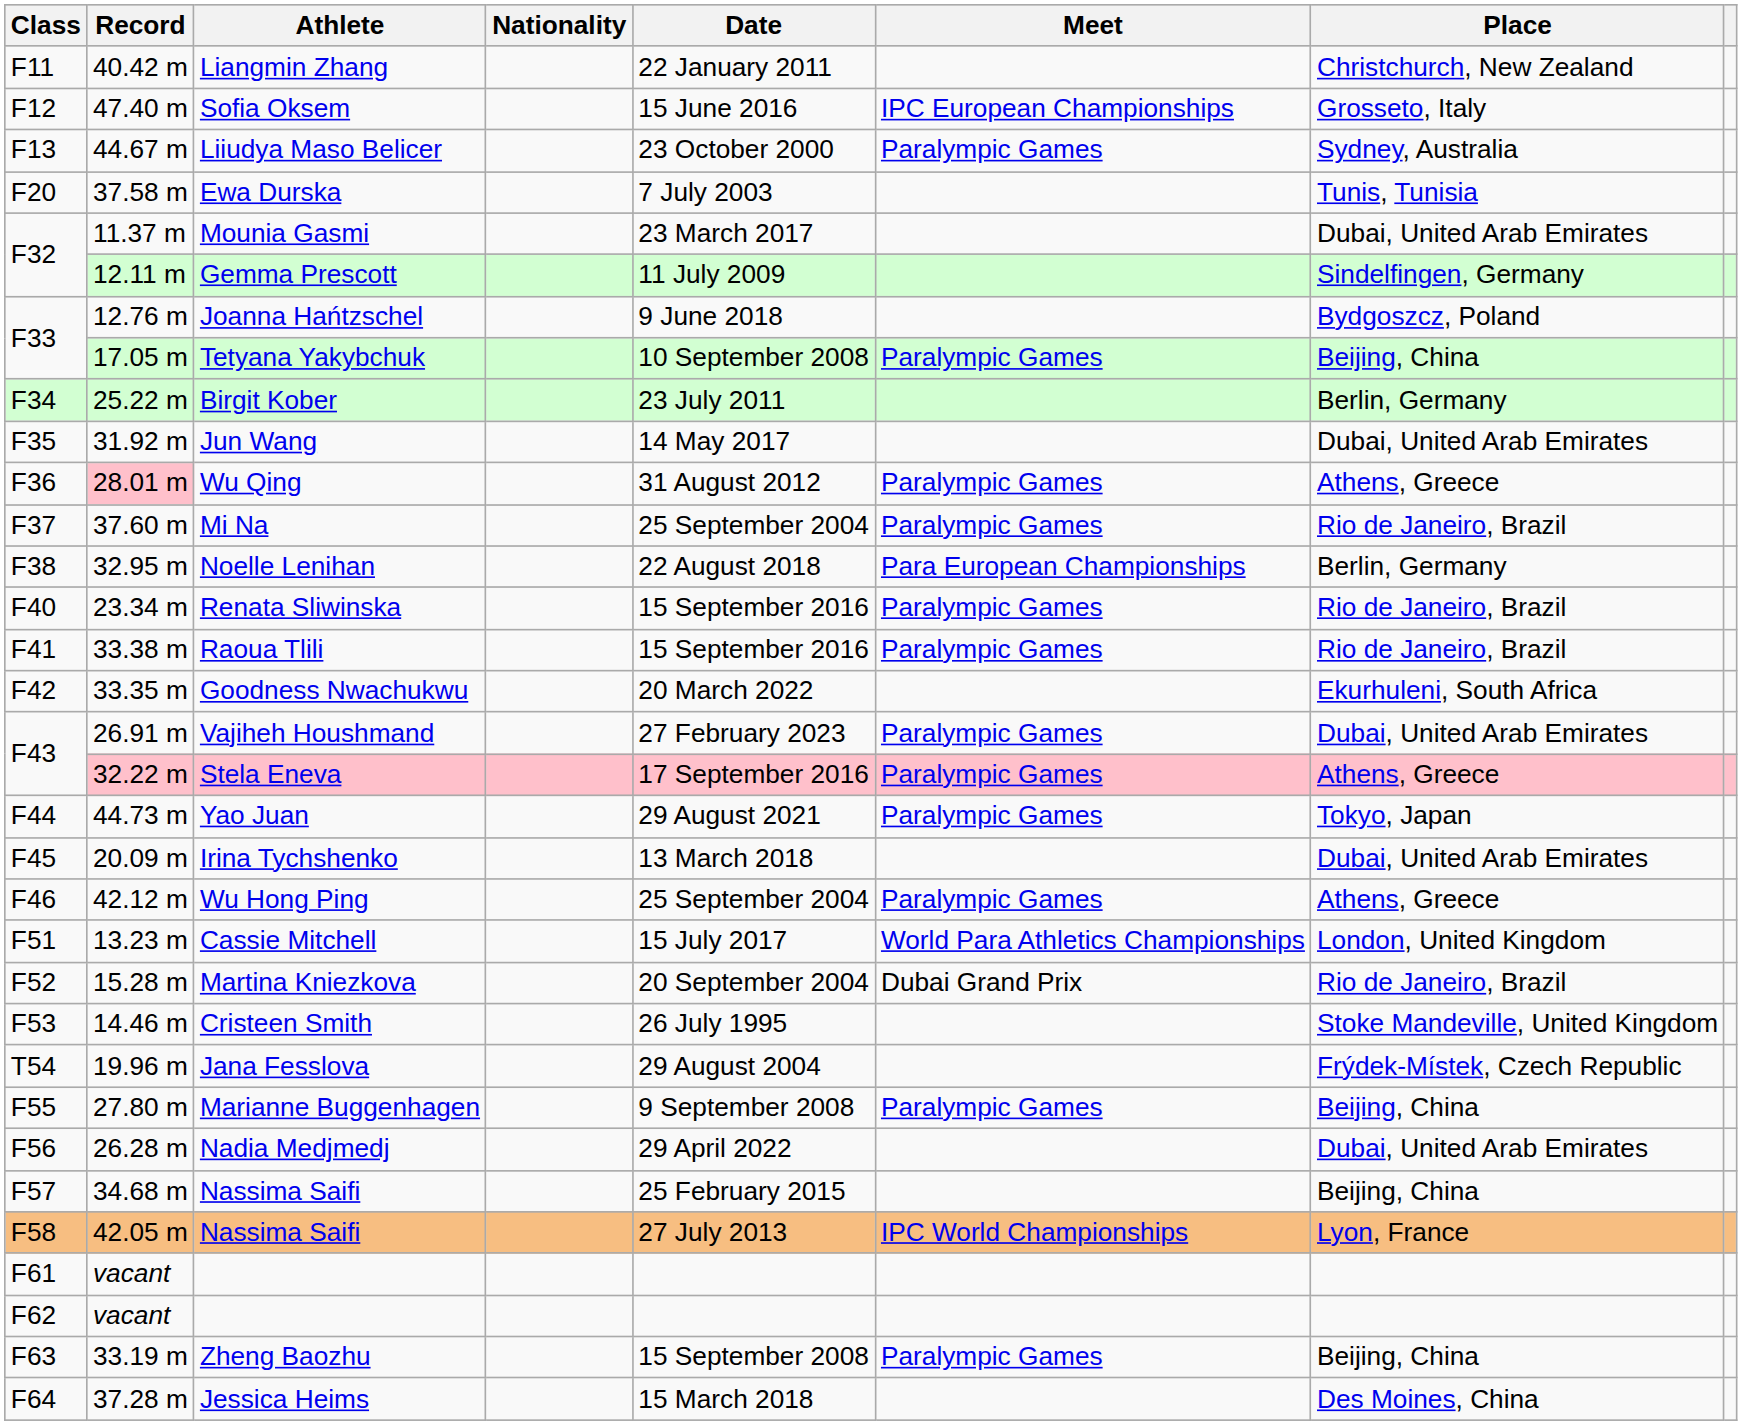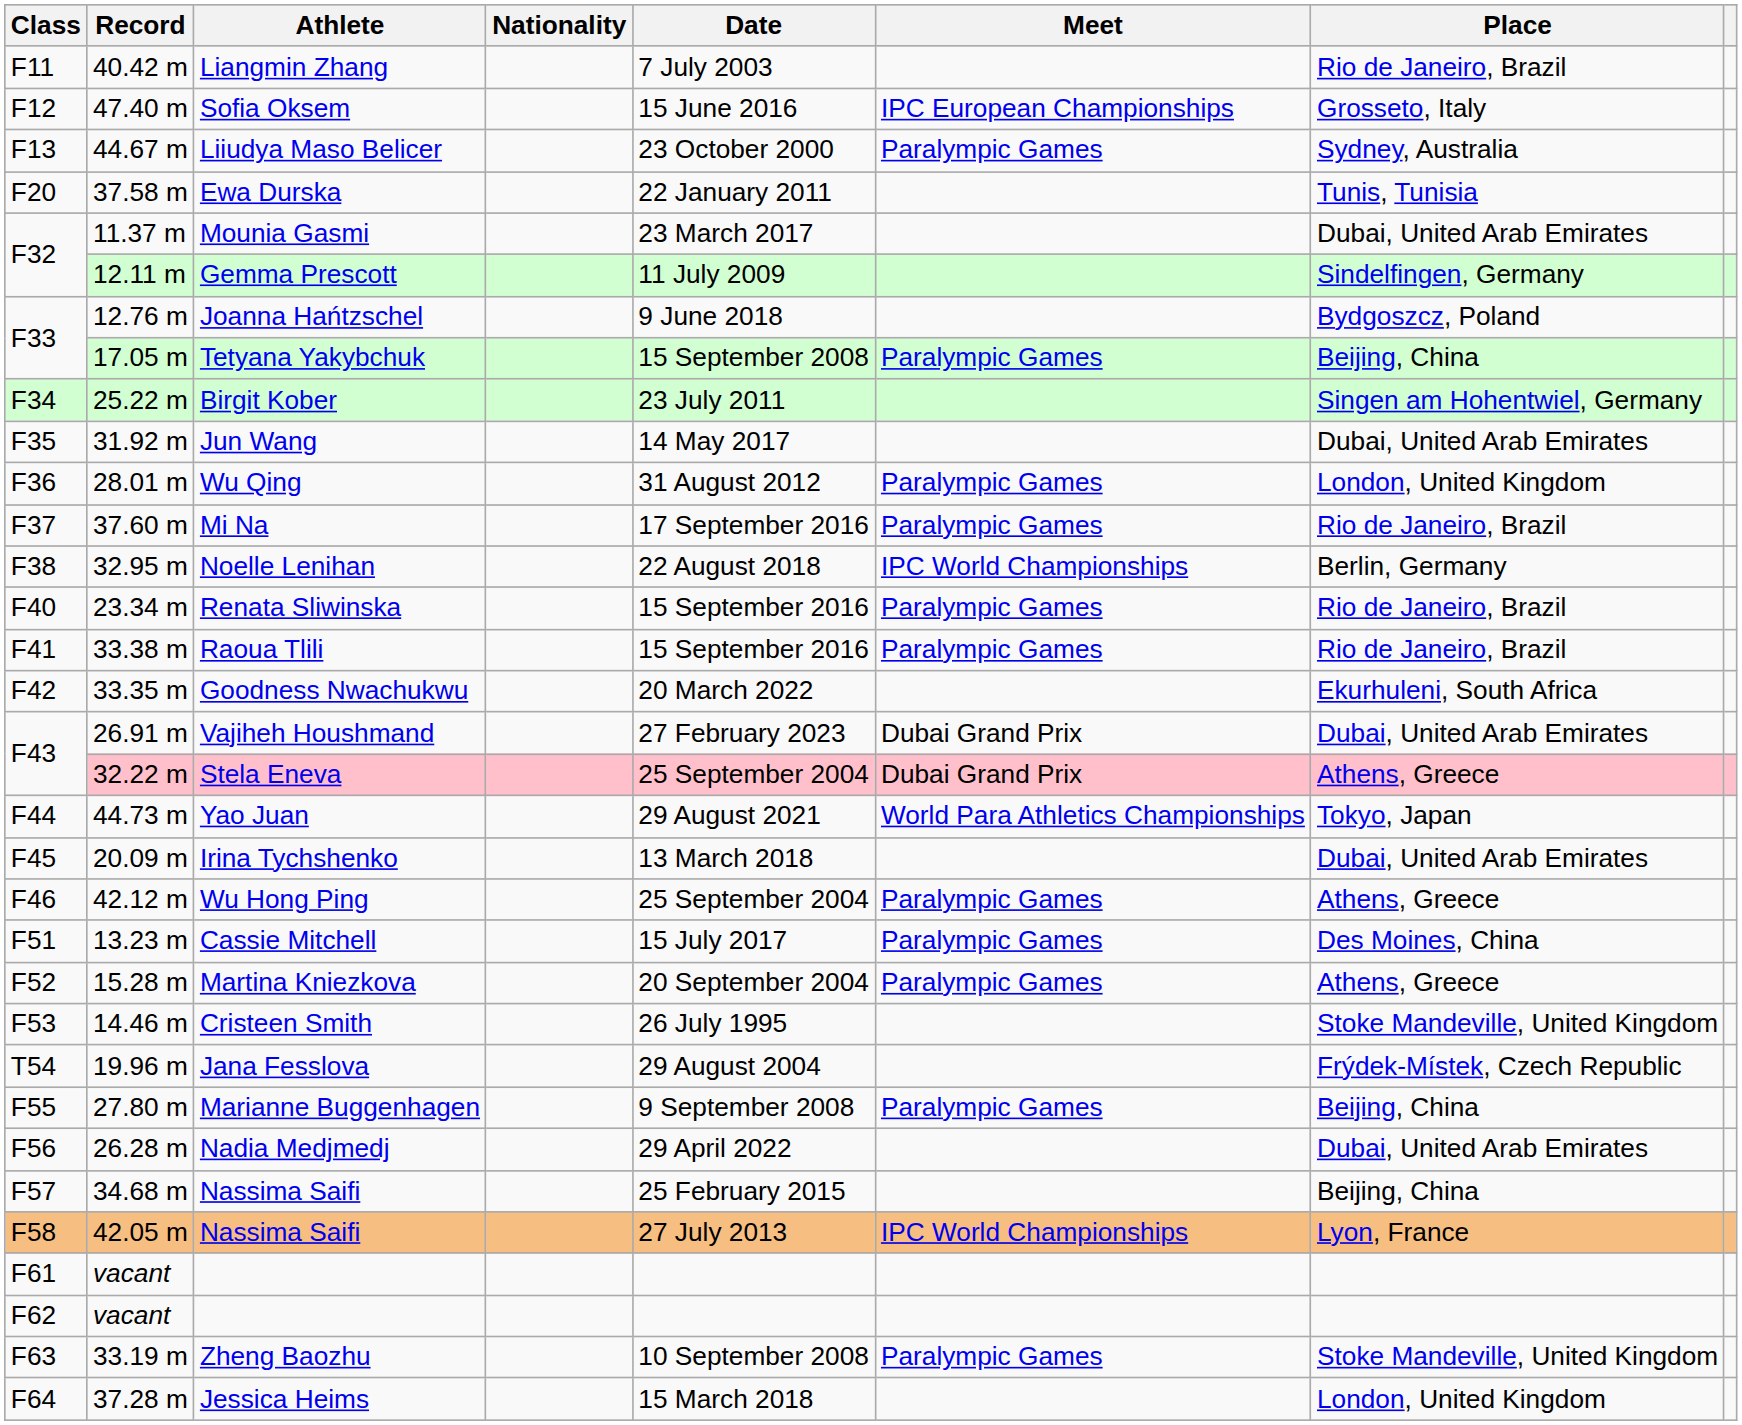(735, 66) 22 January 2011 -> (705, 66) 7 July 2003
(1475, 66) Christchurch, New Zealand -> (1442, 66) Rio de Janeiro, Brazil
(705, 191) 7 July 2003 -> (735, 191) 22 January 2011
(754, 358) 10 September 2008 -> (754, 358) 15 September 2008
(1412, 399) Berlin, Germany -> (1510, 399) Singen am Hohentwiel, Germany
(140, 483) pink background -> (140, 483) no background
(1408, 483) Athens, Greece -> (1461, 483) London, United Kingdom
(754, 524) 25 September 2004 -> (754, 524) 17 September 2016
(1063, 566) Para European Championships -> (1035, 566) IPC World Championships
(992, 732) Paralympic Games -> (982, 732) Dubai Grand Prix
(754, 774) 17 September 2016 -> (754, 774) 25 September 2004
(992, 774) Paralympic Games -> (982, 774) Dubai Grand Prix
(992, 815) Paralympic Games -> (1093, 815) World Para Athletics Championships
(1093, 940) World Para Athletics Championships -> (992, 940) Paralympic Games
(1461, 940) London, United Kingdom -> (1428, 940) Des Moines, China
(982, 982) Dubai Grand Prix -> (992, 982) Paralympic Games
(1442, 982) Rio de Janeiro, Brazil -> (1408, 982) Athens, Greece
(754, 1356) 15 September 2008 -> (754, 1356) 10 September 2008
(1398, 1356) Beijing, China -> (1518, 1356) Stoke Mandeville, United Kingdom
(1428, 1398) Des Moines, China -> (1461, 1398) London, United Kingdom
